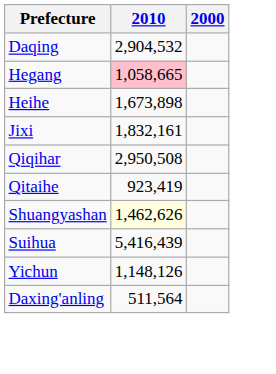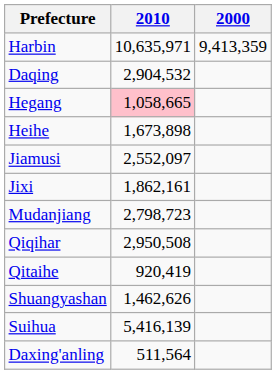+ row: (32, 46)
+ row: (35, 159)
(149, 131) 1,832,161 -> (157, 187) 1,862,161
+ row: (50, 215)
(155, 187) 923,419 -> (163, 271) 920,419
(149, 215) lightyellow background -> (157, 299) no background
(149, 243) 5,416,439 -> (157, 327) 5,416,139
- row: (33, 271)
